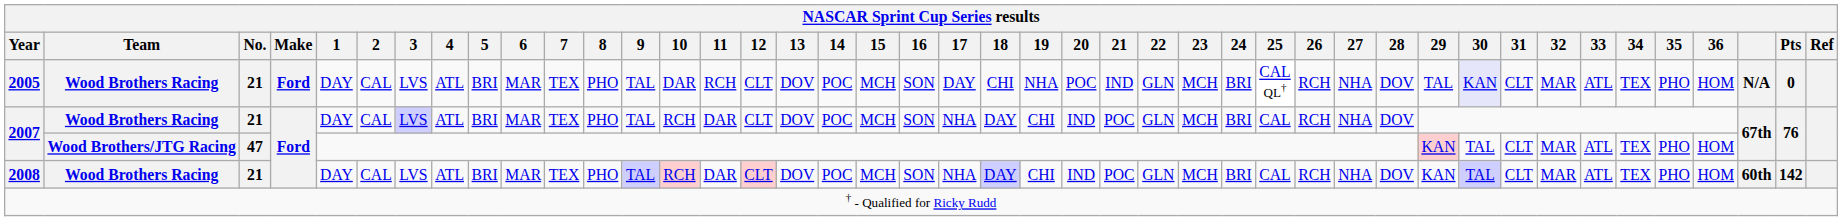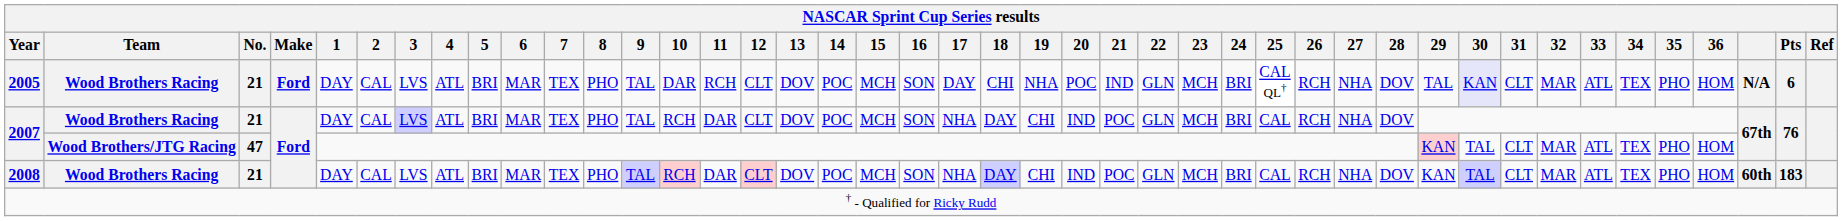(1791, 82) 0 -> (1791, 82) 6
(1791, 174) 142 -> (1791, 174) 183
